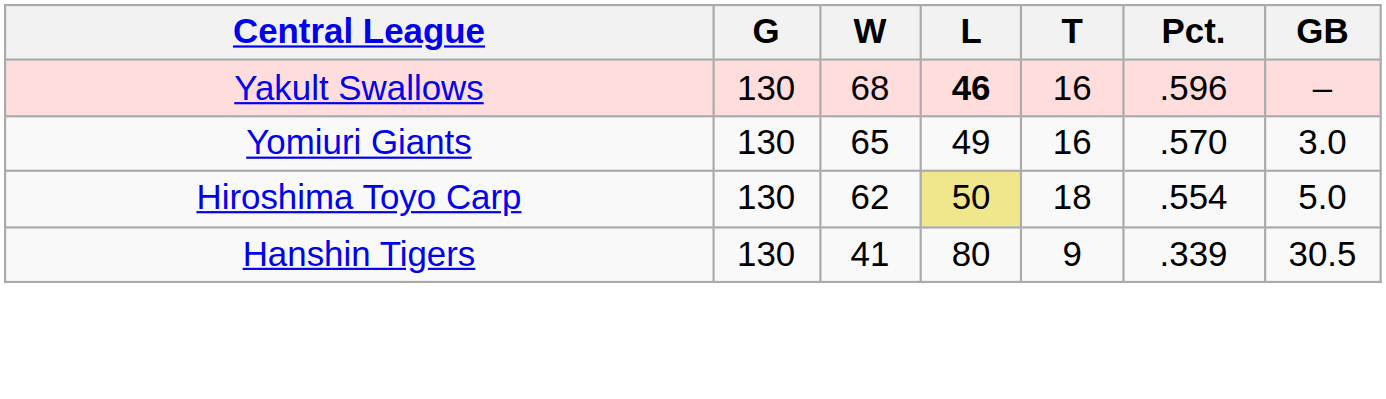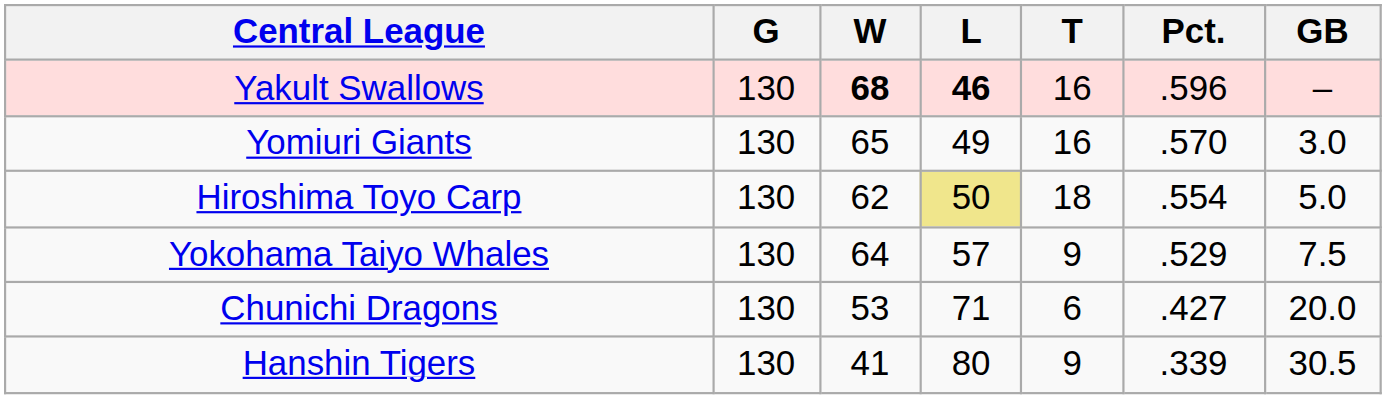(870, 87) normal -> (870, 87) bold
+ row: (359, 253)
+ row: (359, 308)
